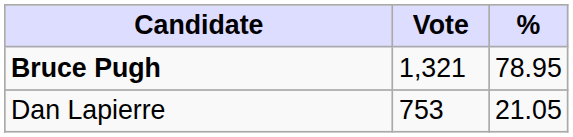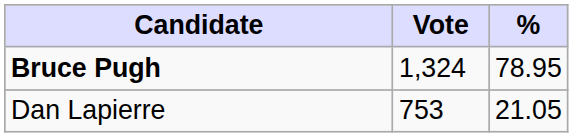(432, 68) 1,321 -> (432, 68) 1,324
